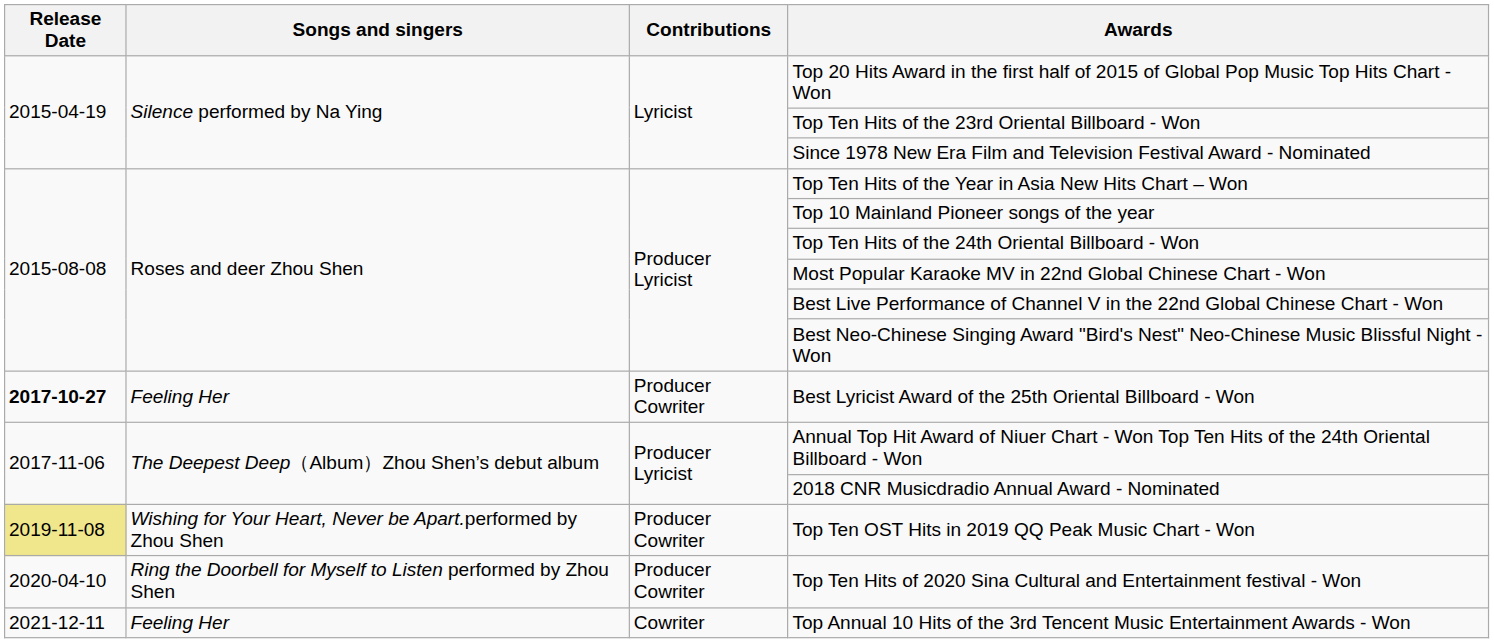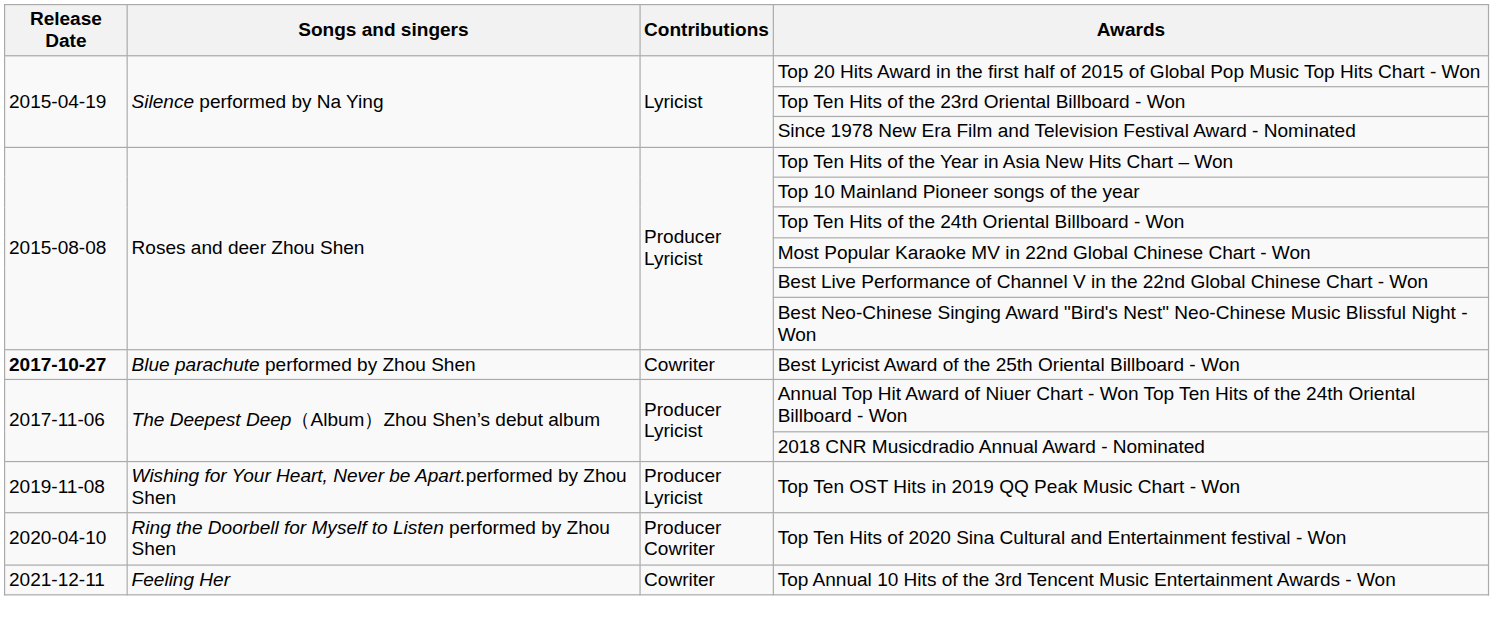(180, 396) Feeling Her -> (304, 364) Blue parachute performed by Zhou Shen
(672, 396) Producer Cowriter -> (679, 364) Cowriter
(57, 529) khaki background -> (57, 487) no background
(672, 529) Producer Cowriter -> (683, 487) Producer Lyricist
